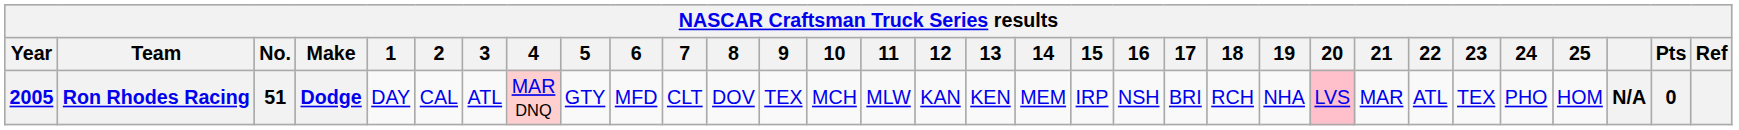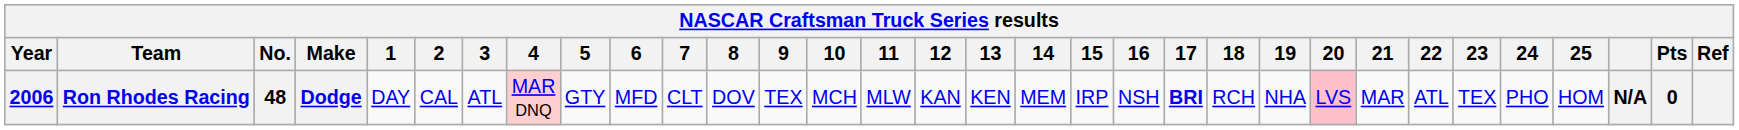(31, 97) 2005 -> (31, 97) 2006
(275, 97) 51 -> (275, 97) 48
(1185, 97) normal -> (1186, 97) bold
